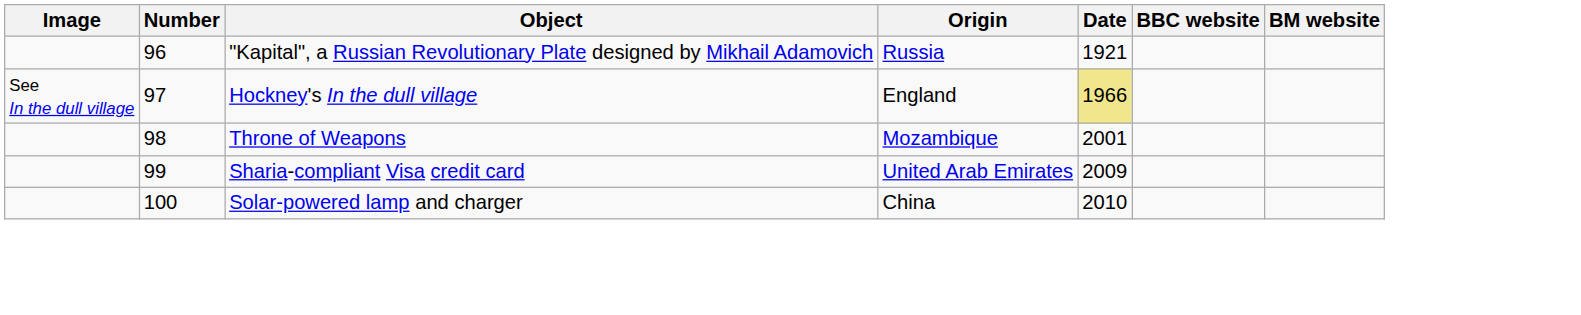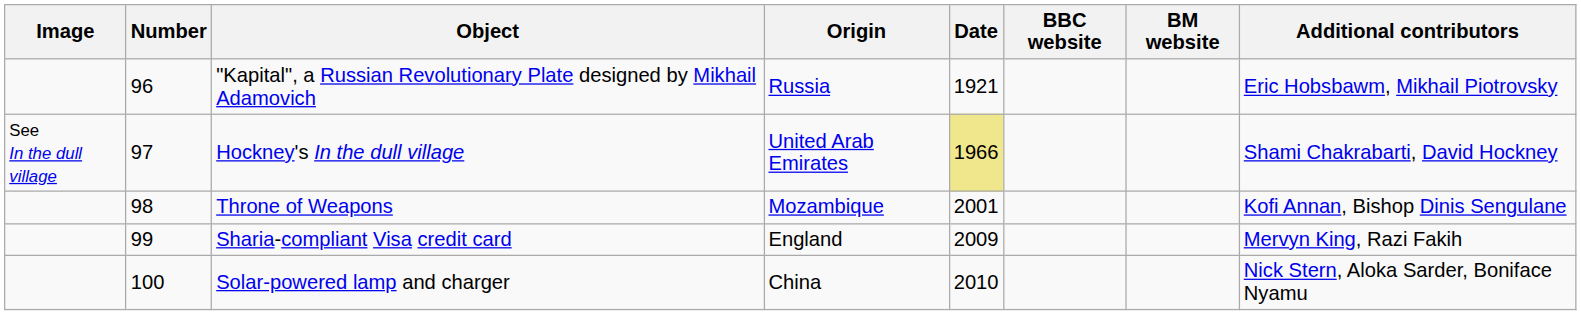+ column: (1407, 31)
(920, 95) England -> (821, 152) United Arab Emirates
(978, 171) United Arab Emirates -> (805, 239) England
